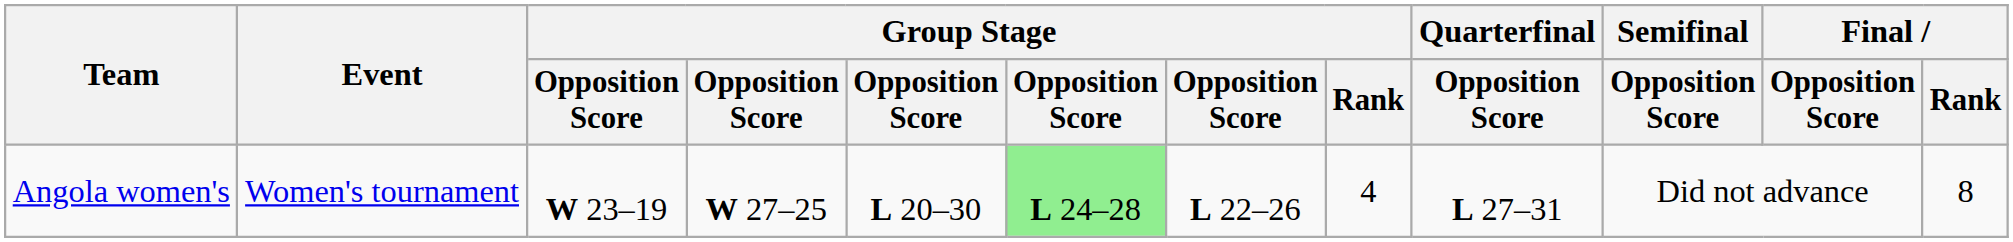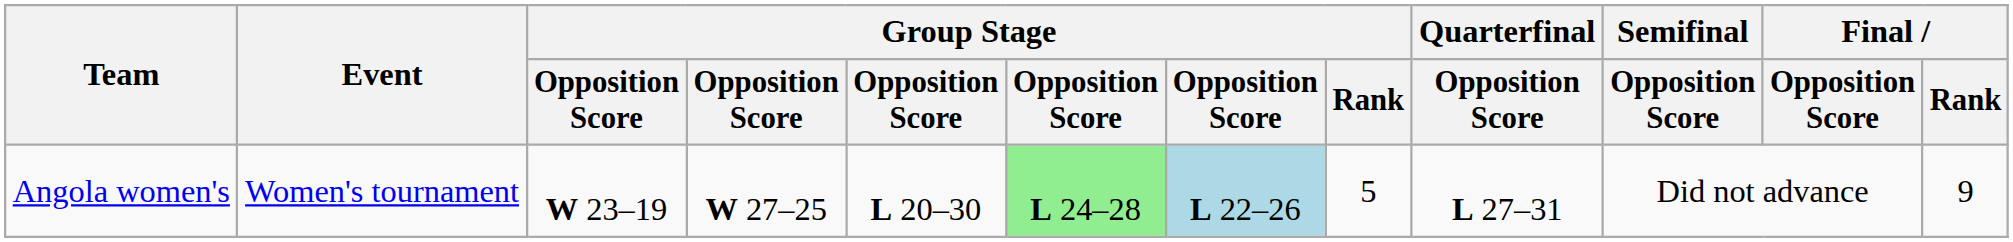(1245, 209) no background -> (1245, 209) lightblue background
(1368, 190) 4 -> (1368, 190) 5
(1966, 190) 8 -> (1966, 190) 9
